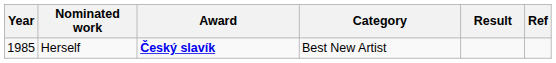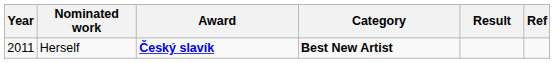(21, 48) 1985 -> (21, 48) 2011
(344, 48) normal -> (347, 48) bold
